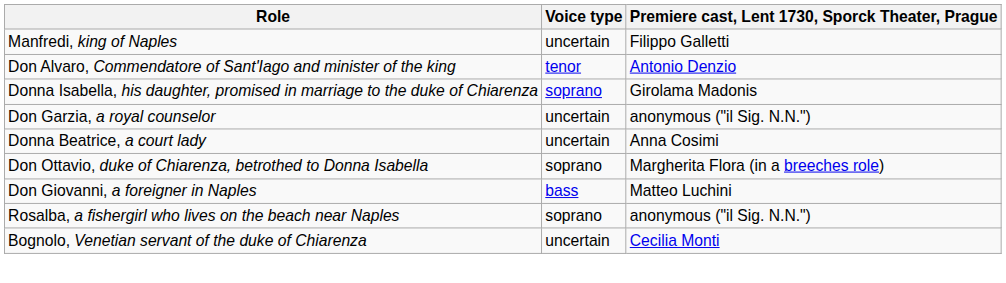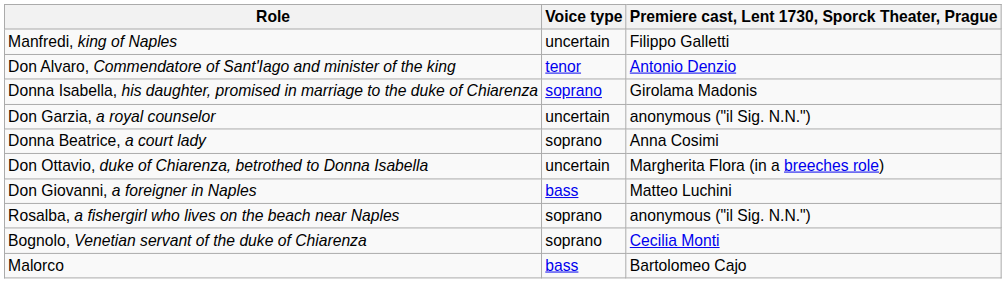(578, 141) uncertain -> (574, 141) soprano
(574, 166) soprano -> (578, 166) uncertain
(578, 240) uncertain -> (574, 240) soprano
+ row: (36, 265)
